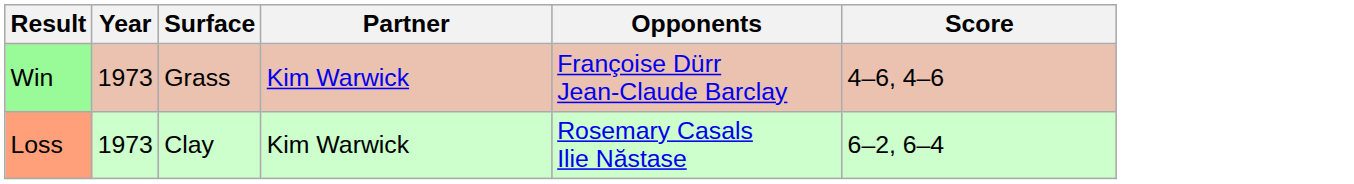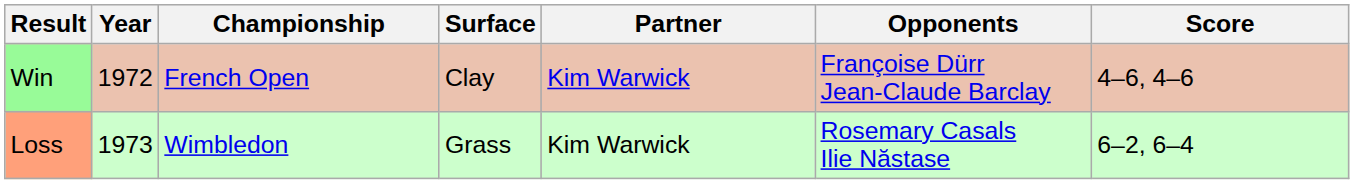+ column: (299, 24)
(125, 77) 1973 -> (125, 77) 1972
(197, 77) Grass -> (470, 77) Clay
(189, 144) Clay -> (478, 144) Grass
